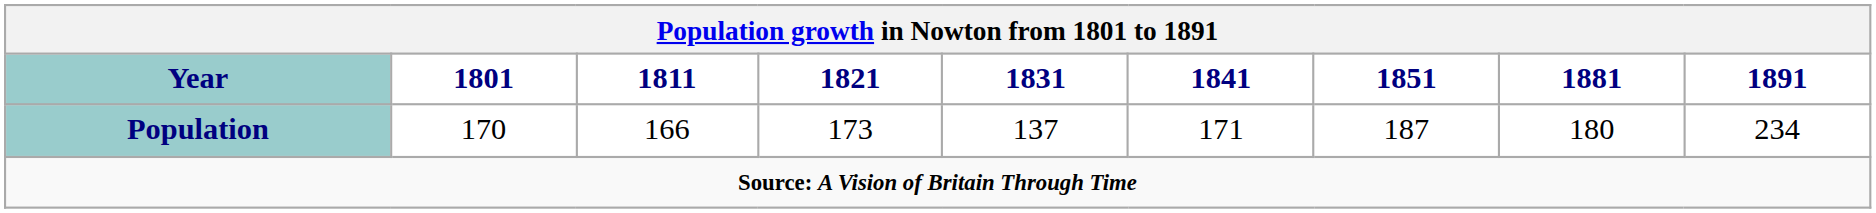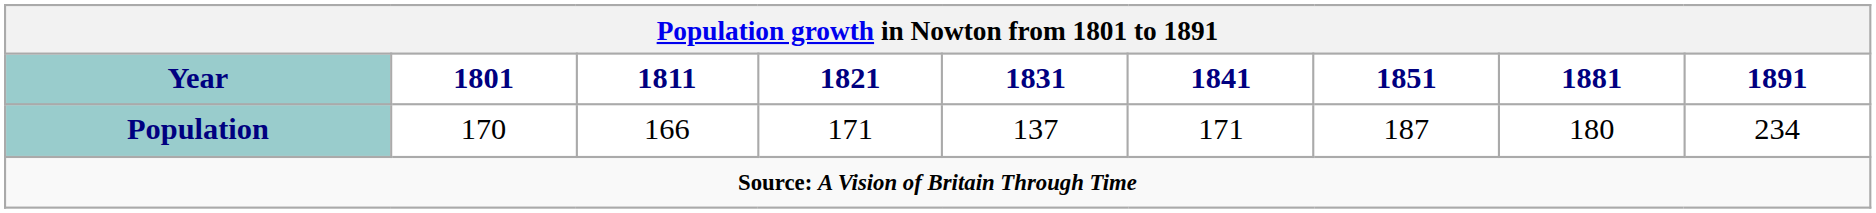(850, 130) 173 -> (850, 130) 171
